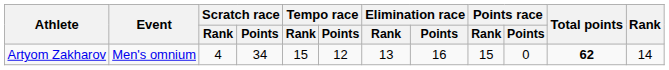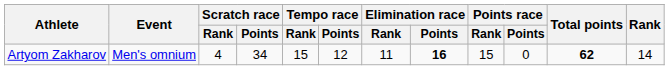(386, 55) 13 -> (386, 55) 11
(439, 55) normal -> (439, 55) bold
